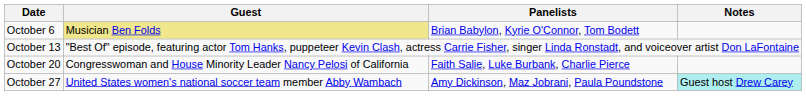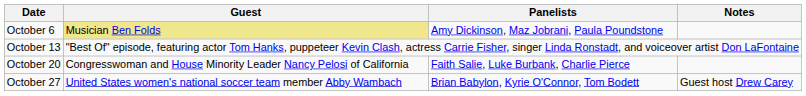(535, 30) Brian Babylon, Kyrie O'Connor, Tom Bodett -> (547, 30) Amy Dickinson, Maz Jobrani, Paula Poundstone
(547, 82) Amy Dickinson, Maz Jobrani, Paula Poundstone -> (535, 82) Brian Babylon, Kyrie O'Connor, Tom Bodett
(737, 82) paleturquoise background -> (737, 82) no background
